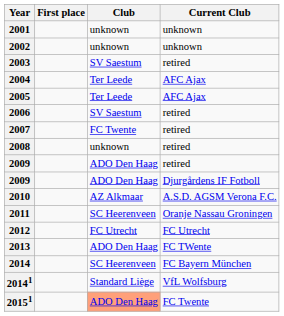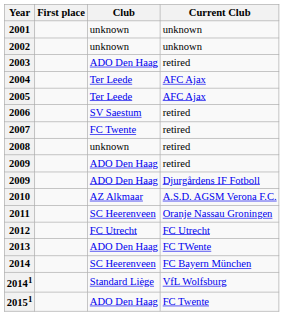(116, 63) SV Saestum -> (124, 63) ADO Den Haag
(124, 301) lightsalmon background -> (124, 301) no background
